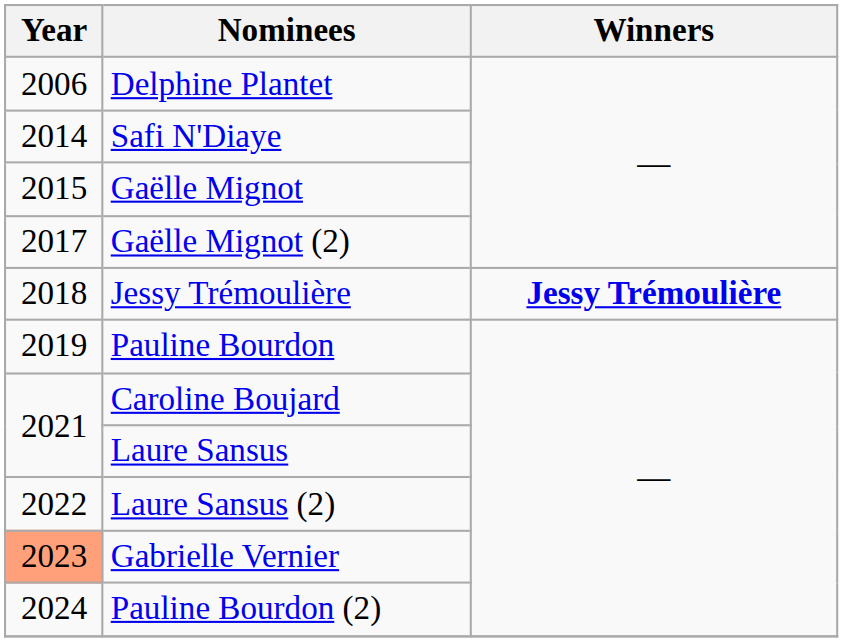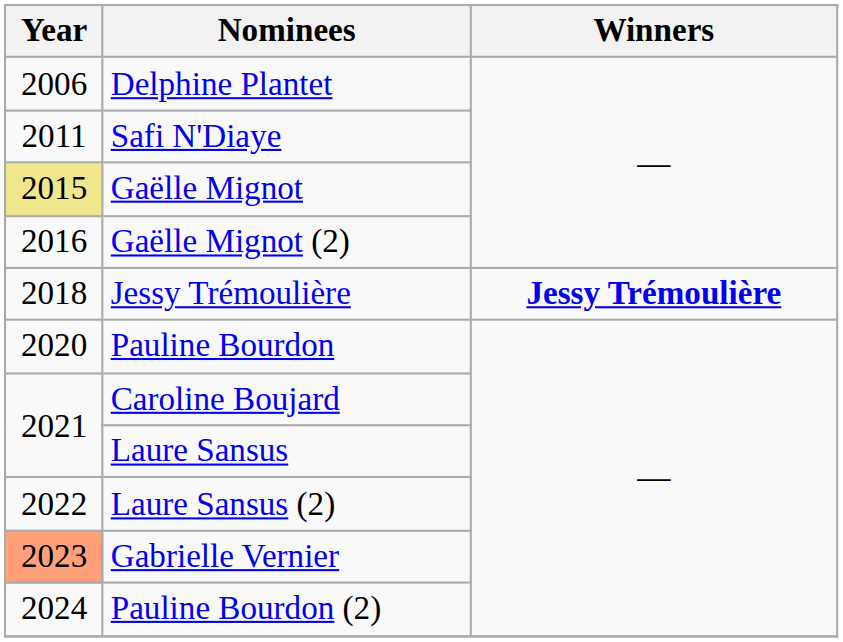(54, 135) 2014 -> (54, 135) 2011
(54, 188) no background -> (54, 188) khaki background
(54, 240) 2017 -> (54, 240) 2016
(54, 345) 2019 -> (54, 345) 2020
